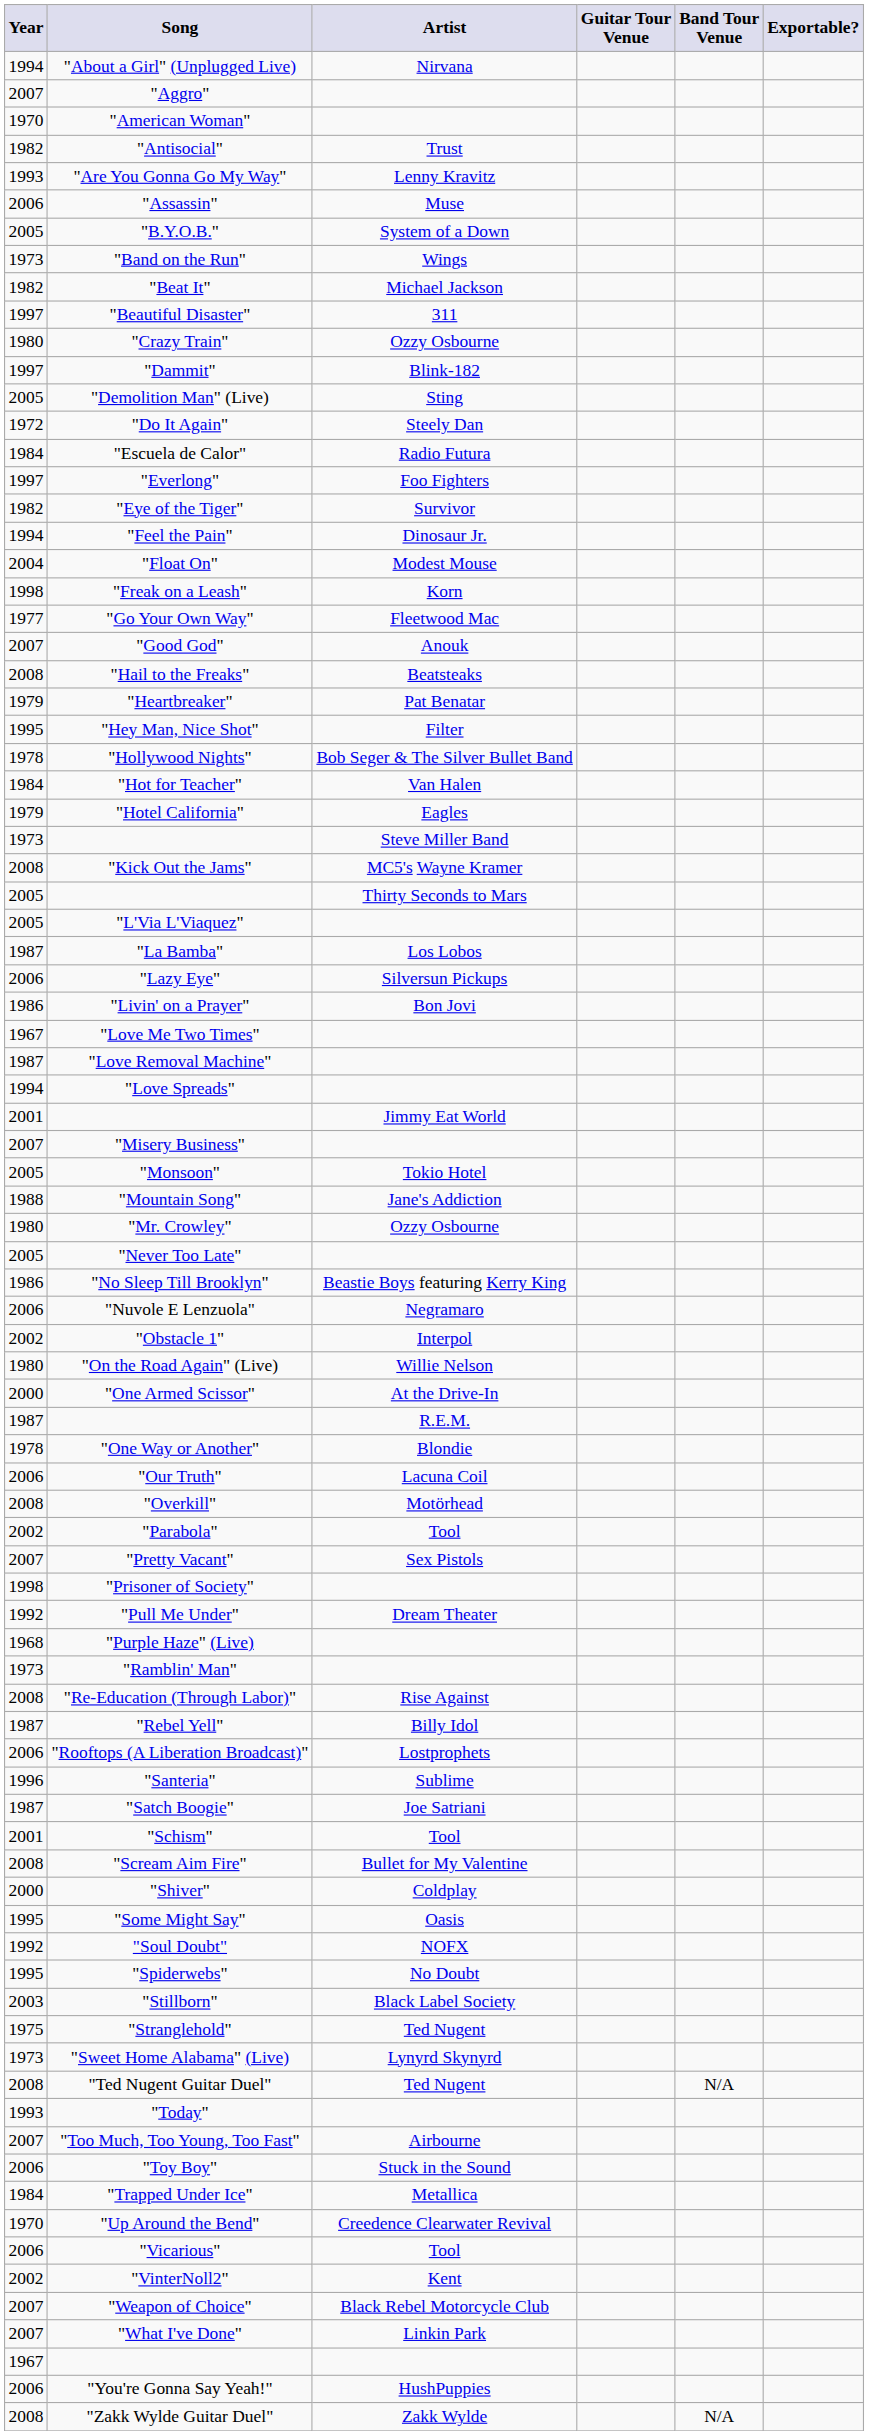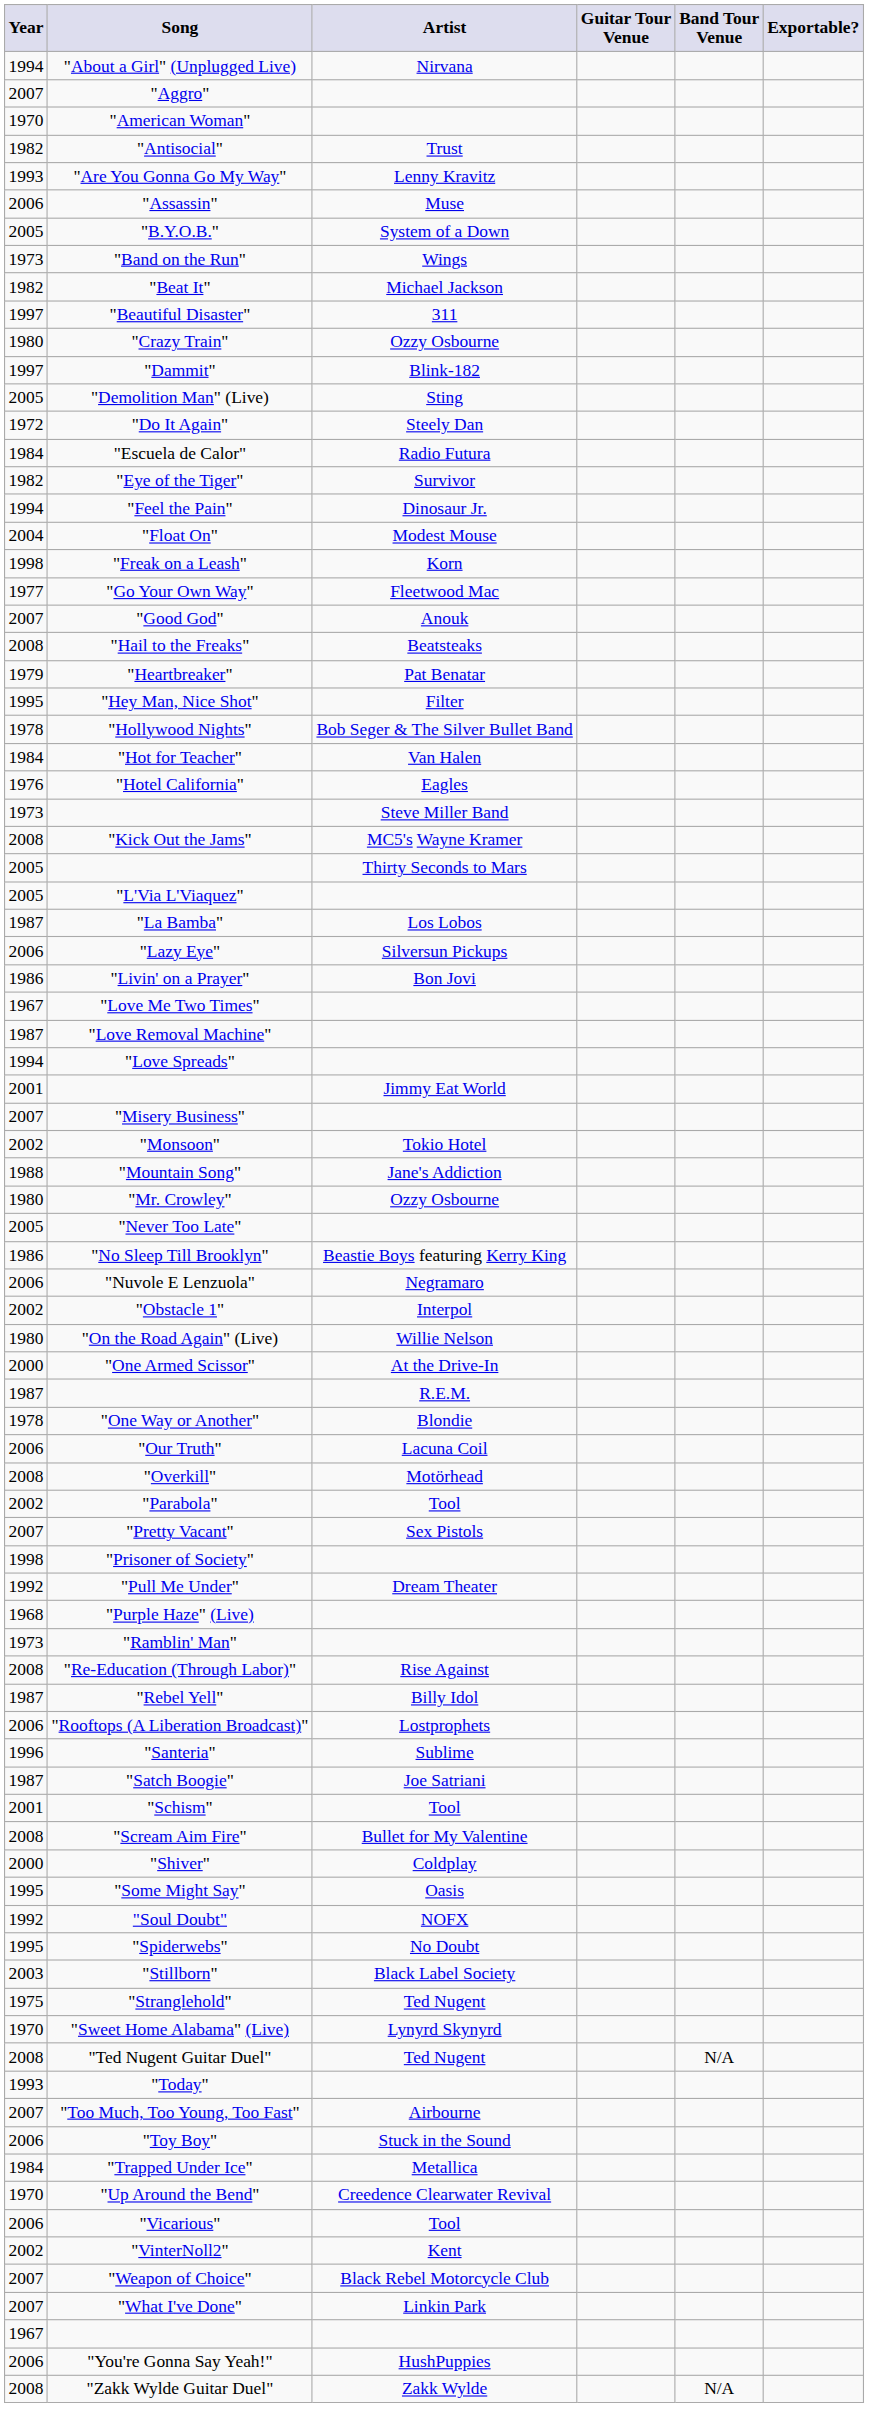- row: (180, 480)
(26, 812) 1979 -> (26, 784) 1976
(26, 1171) 2005 -> (26, 1144) 2002
(26, 2057) 1973 -> (26, 2029) 1970
